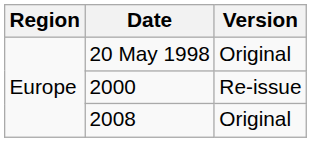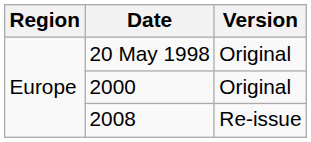(260, 86) Re-issue -> (255, 86) Original
(255, 119) Original -> (260, 119) Re-issue
